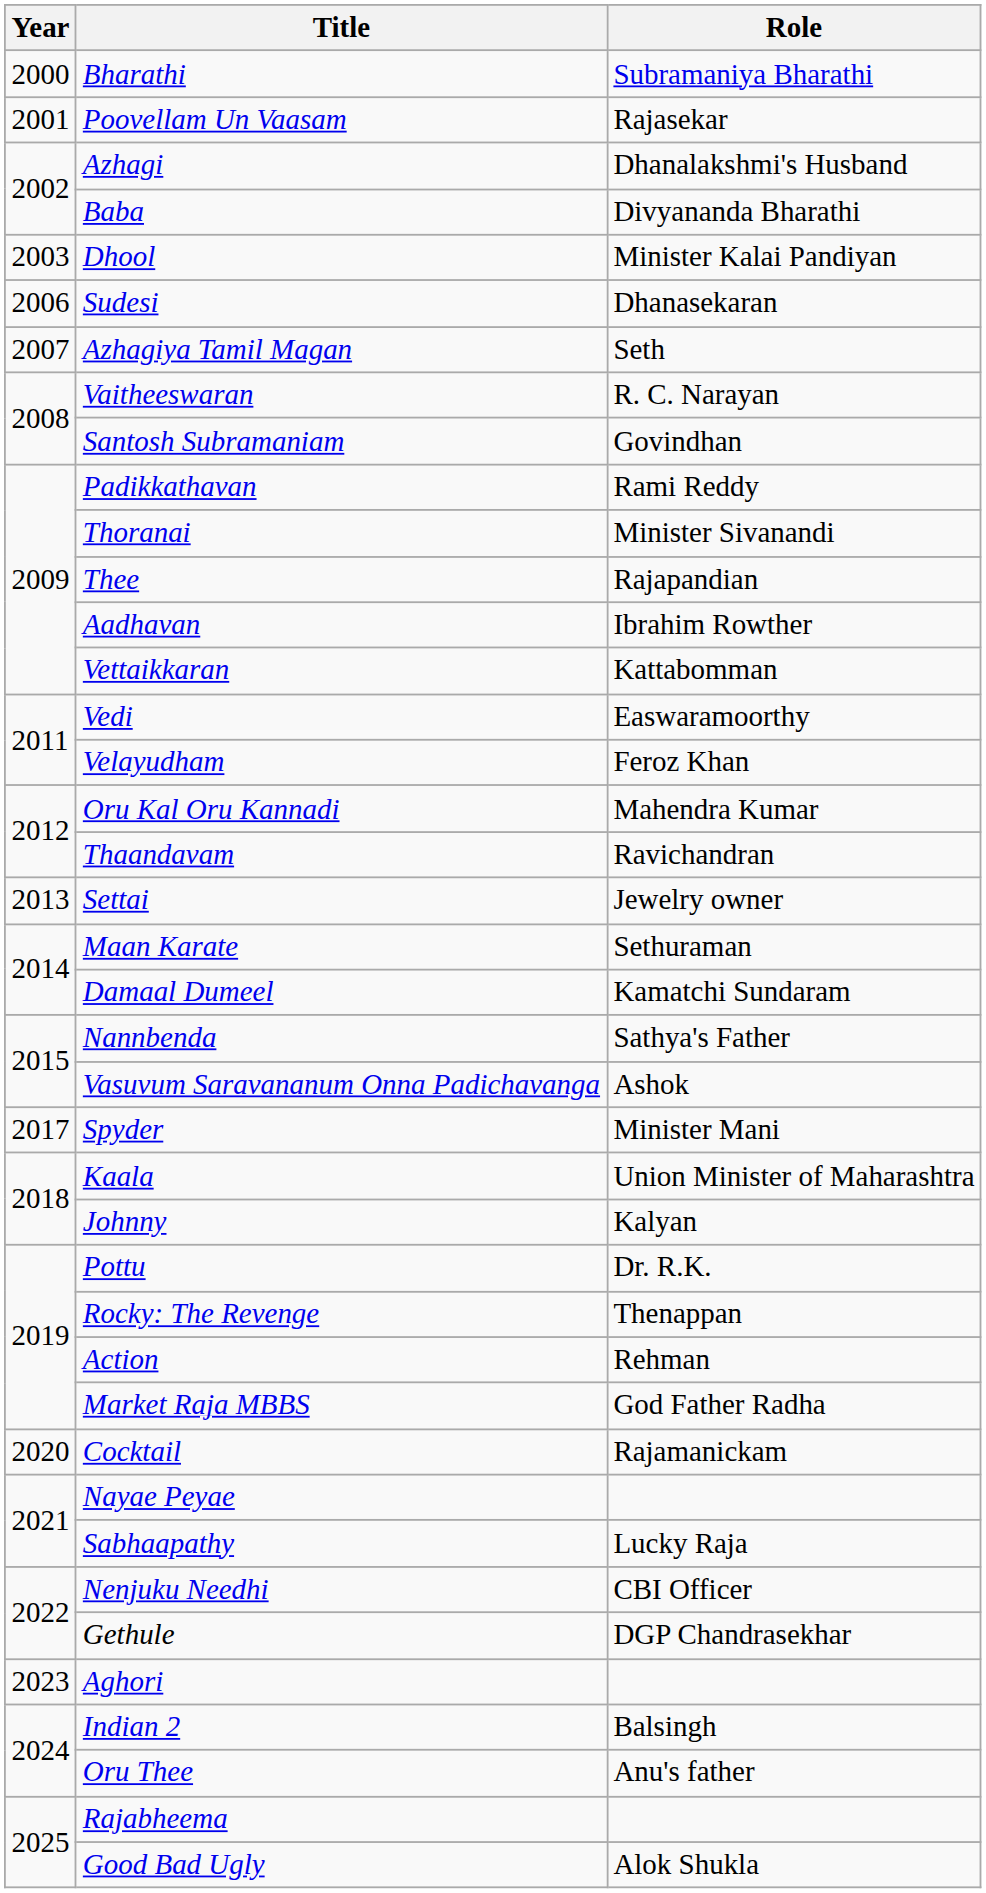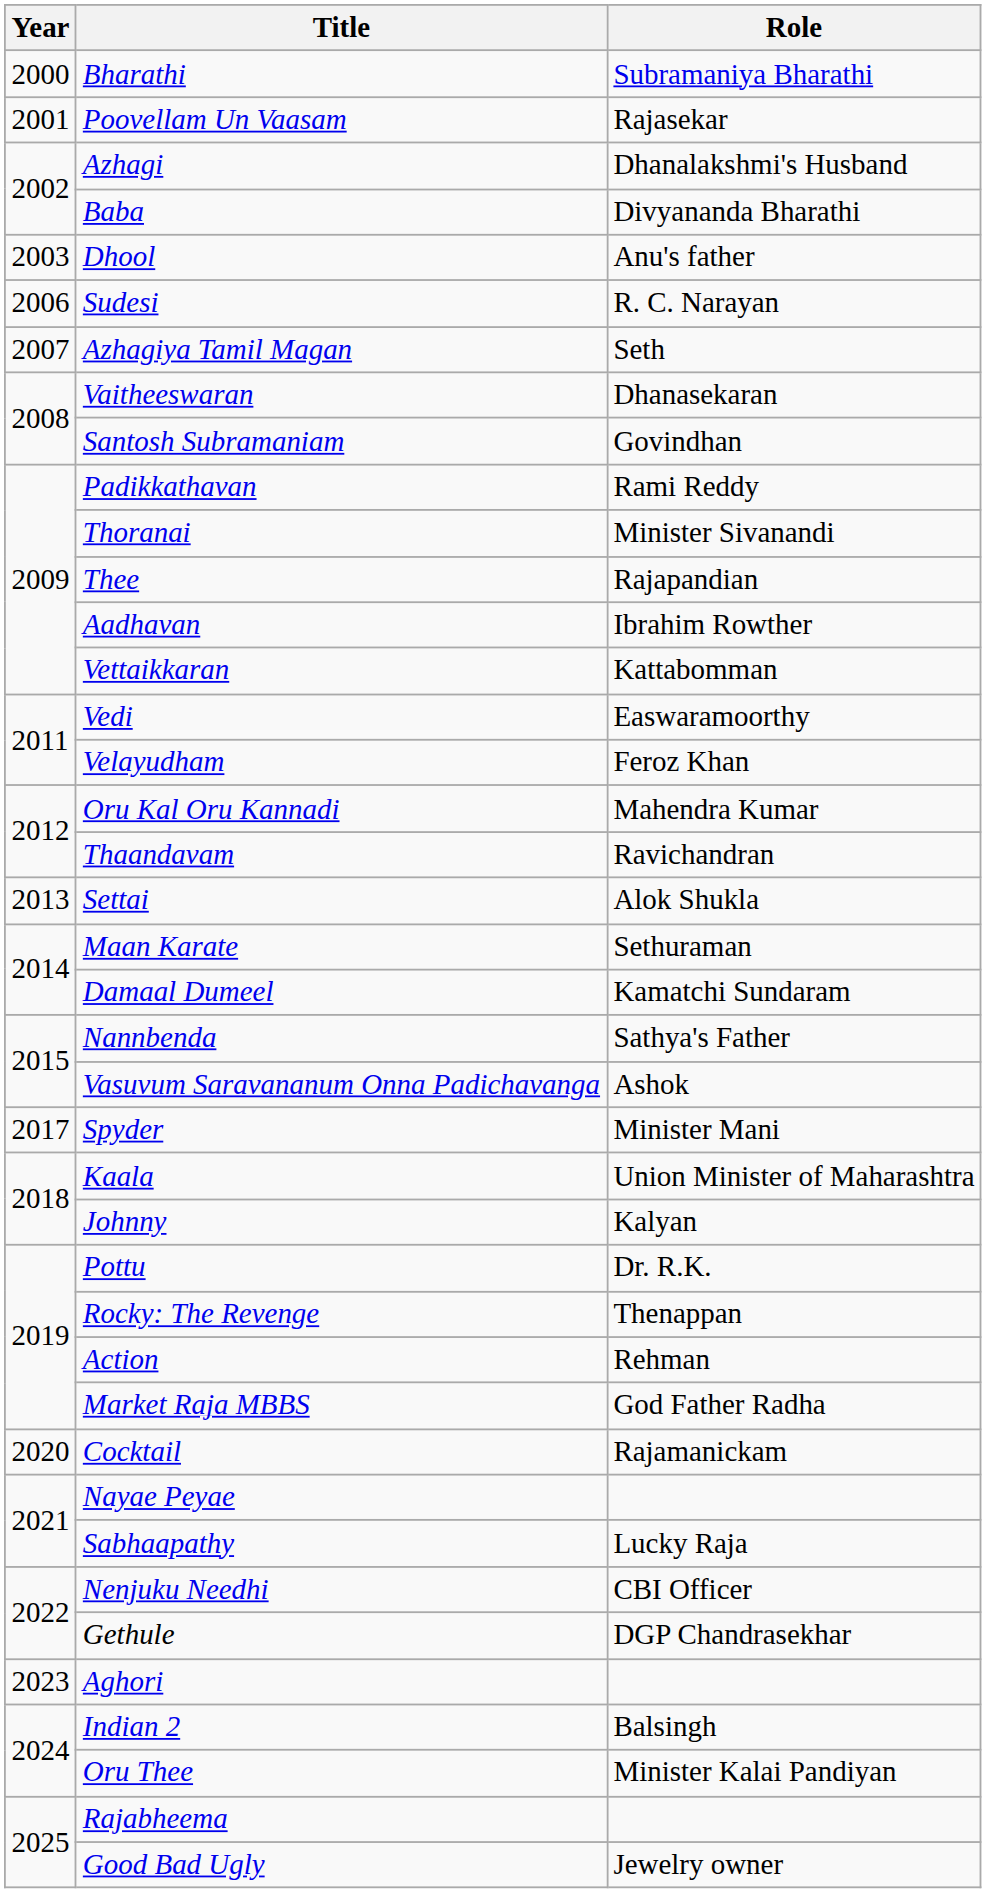(755, 257) Minister Kalai Pandiyan -> (684, 257) Anu's father
(695, 303) Dhanasekaran -> (696, 303) R. C. Narayan
(696, 394) R. C. Narayan -> (695, 394) Dhanasekaran
(698, 900) Jewelry owner -> (686, 900) Alok Shukla
(684, 1772) Anu's father -> (755, 1772) Minister Kalai Pandiyan
(686, 1864) Alok Shukla -> (698, 1864) Jewelry owner
